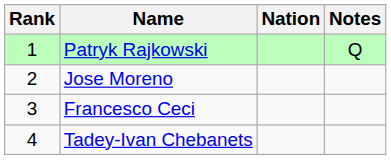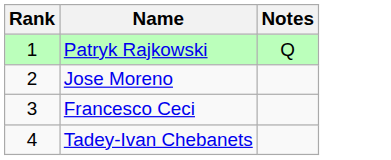- column: (291, 19)
